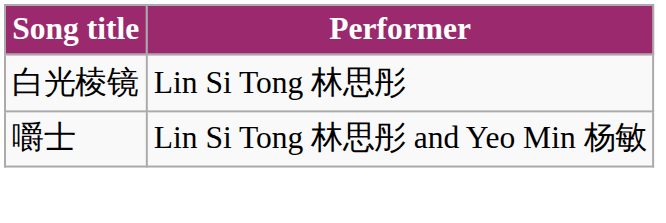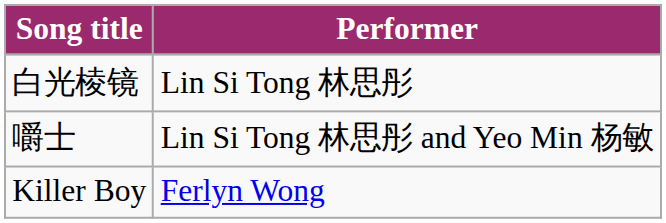+ row: (79, 191)
